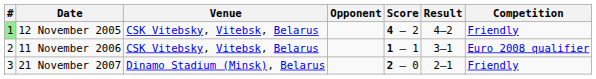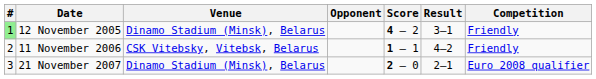(222, 30) CSK Vitebsky, Vitebsk, Belarus -> (226, 30) Dinamo Stadium (Minsk), Belarus
(443, 30) 4–2 -> (443, 30) 3–1
(443, 48) 3–1 -> (443, 48) 4–2
(528, 48) Euro 2008 qualifier -> (493, 48) Friendly
(493, 65) Friendly -> (528, 65) Euro 2008 qualifier
